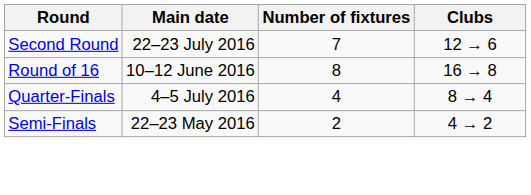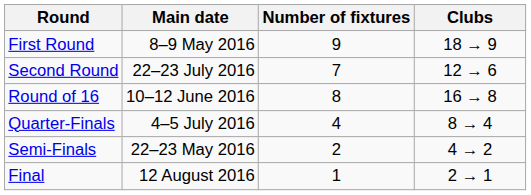+ row: (51, 44)
+ row: (26, 176)
